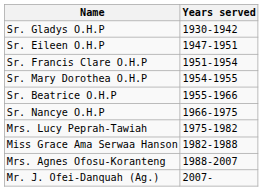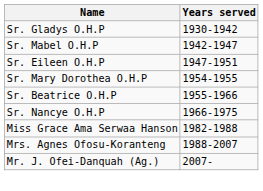+ row: (53, 46)
- row: (77, 62)
- row: (77, 128)
